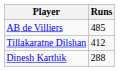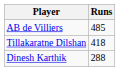(98, 43) 412 -> (98, 43) 418
